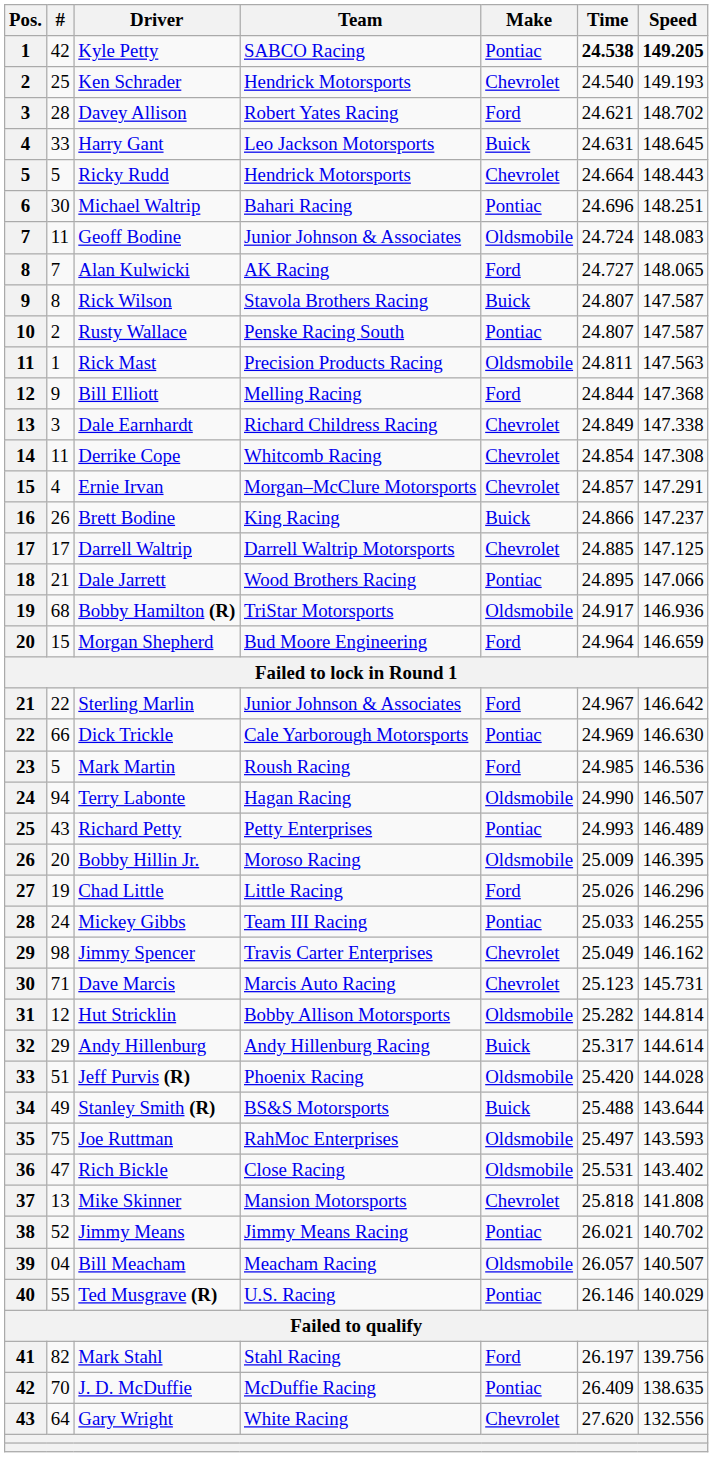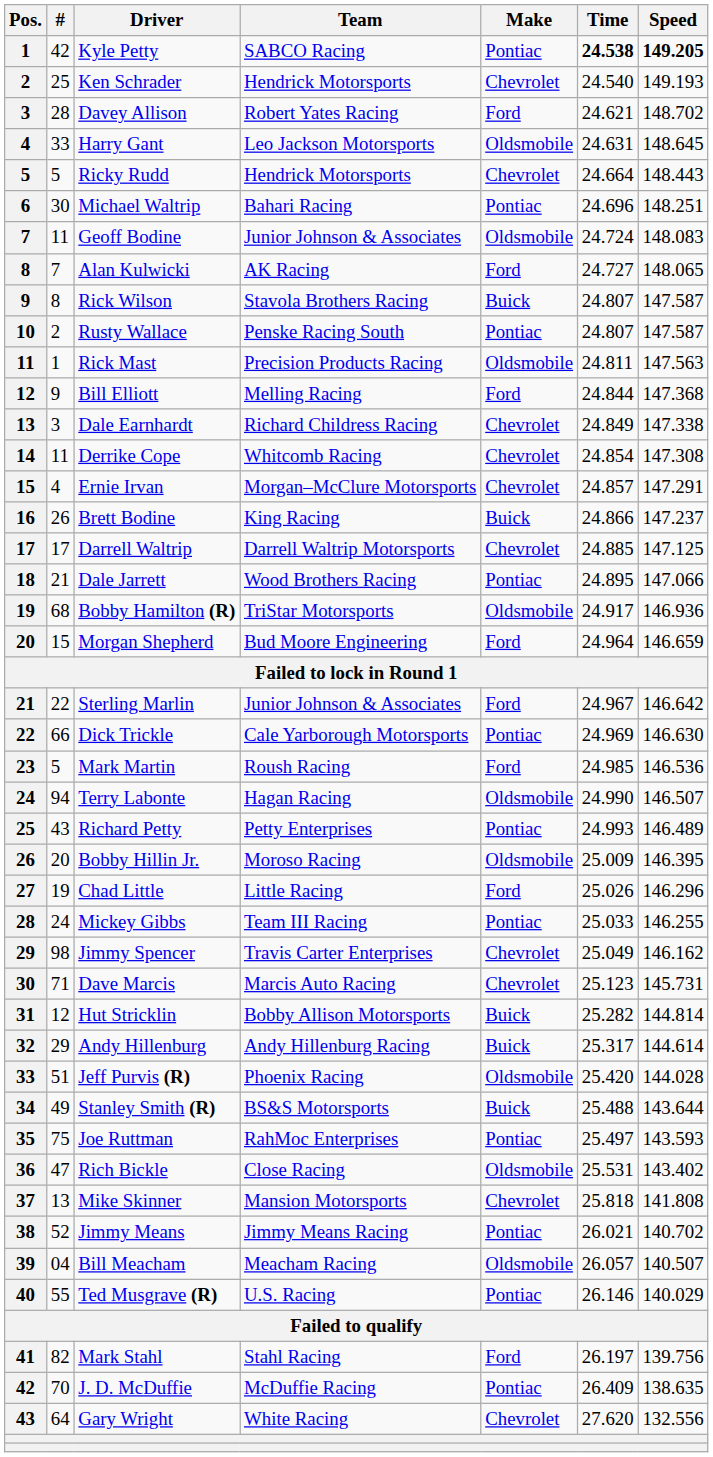(508, 144) Buick -> (529, 144) Oldsmobile
(529, 1014) Oldsmobile -> (508, 1014) Buick
(529, 1139) Oldsmobile -> (513, 1139) Pontiac
